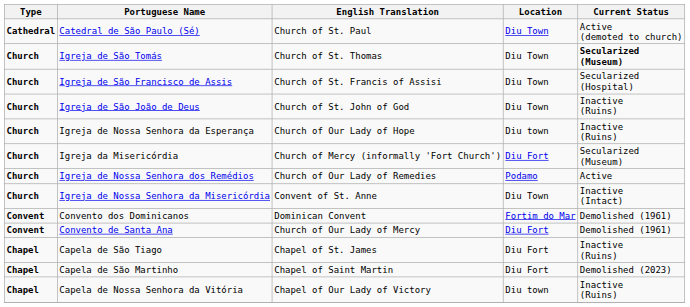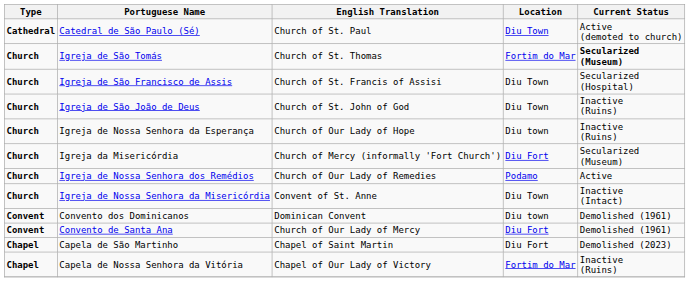(527, 56) Diu Town -> (540, 56) Fortim do Mar
(540, 216) Fortim do Mar -> (527, 216) Diu town
- row: (111, 250)
(527, 290) Diu town -> (540, 265) Fortim do Mar
